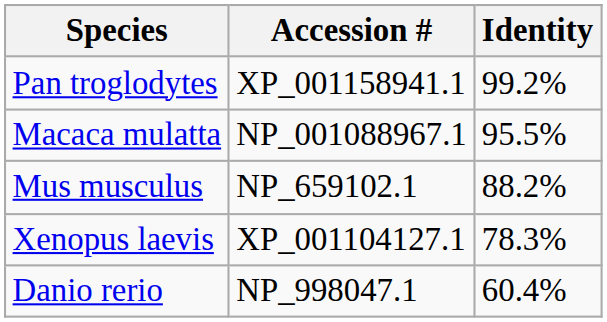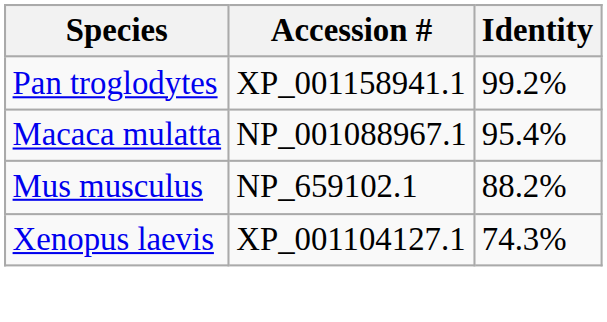(524, 134) 95.5% -> (524, 134) 95.4%
(524, 238) 78.3% -> (524, 238) 74.3%
- row: (88, 290)
